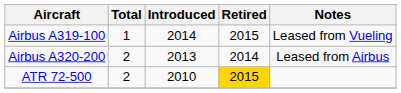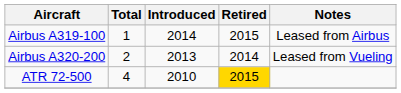(333, 35) Leased from Vueling -> (333, 35) Leased from Airbus
(333, 56) Leased from Airbus -> (333, 56) Leased from Vueling
(126, 77) 2 -> (126, 77) 4
